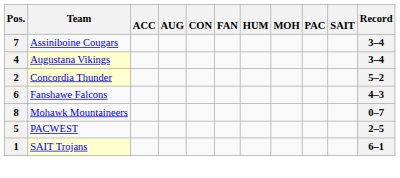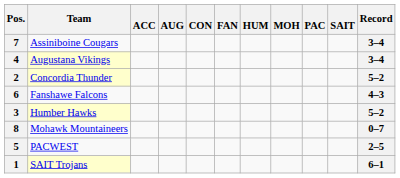+ row: (16, 112)
